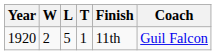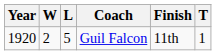columns swapped: (84, 15) <-> (174, 15)
